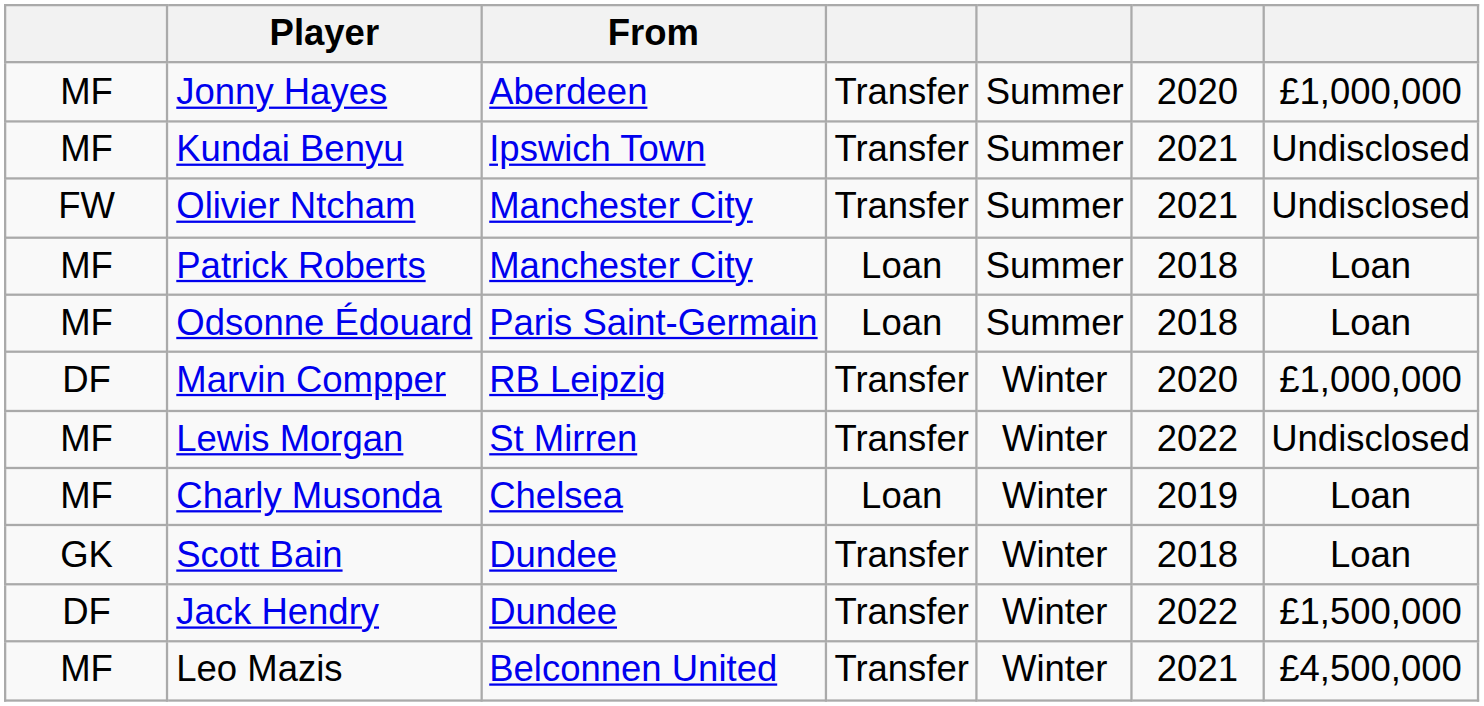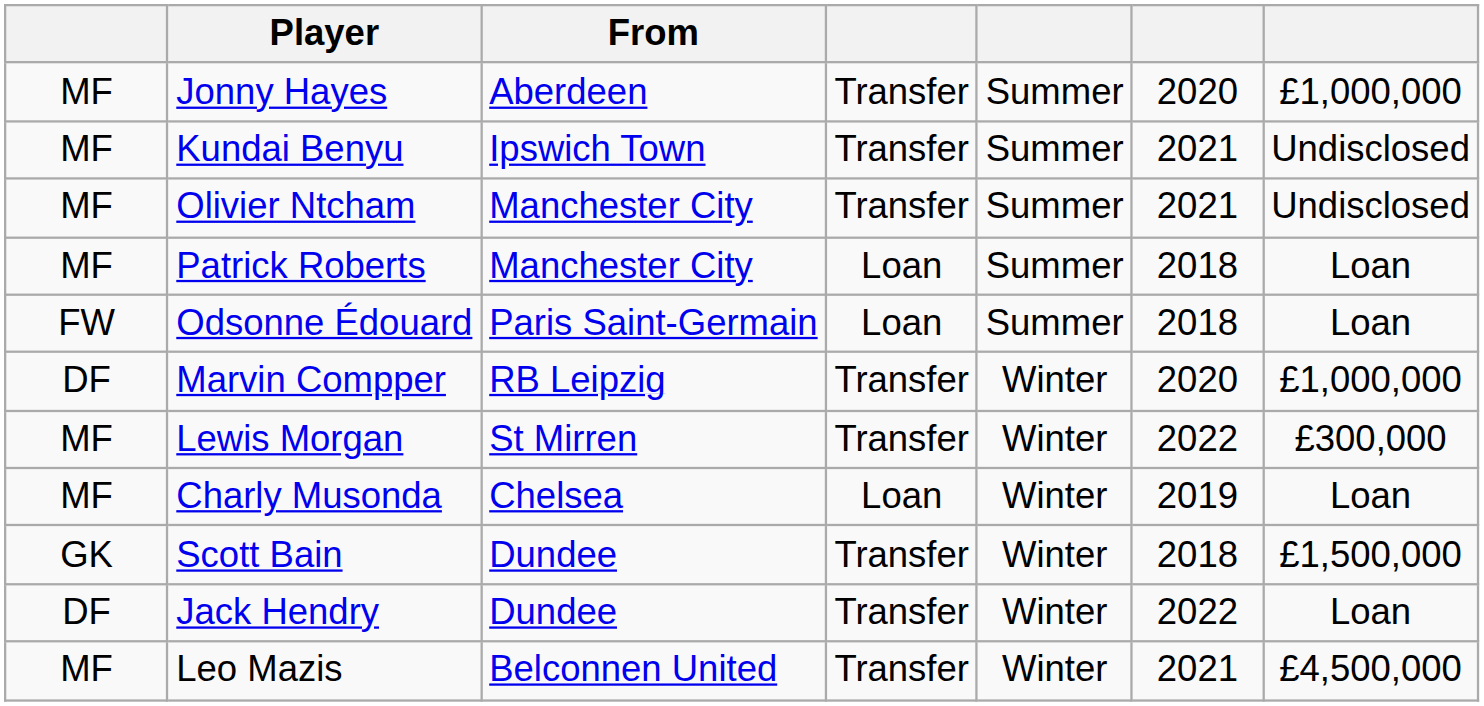(87, 206) FW -> (86, 206) MF
(86, 322) MF -> (87, 322) FW
(1371, 438) Undisclosed -> (1371, 438) £300,000
(1371, 554) Loan -> (1371, 554) £1,500,000
(1371, 611) £1,500,000 -> (1371, 611) Loan
